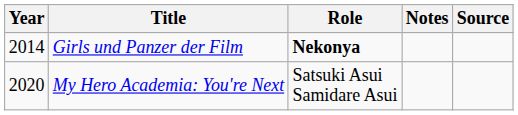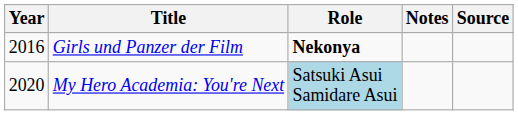(27, 47) 2014 -> (27, 47) 2016
(345, 85) no background -> (345, 85) lightblue background
